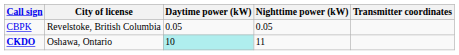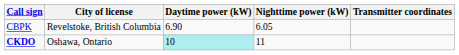(174, 27) 0.05 -> (174, 27) 6.90
(264, 27) 0.05 -> (264, 27) 6.05
